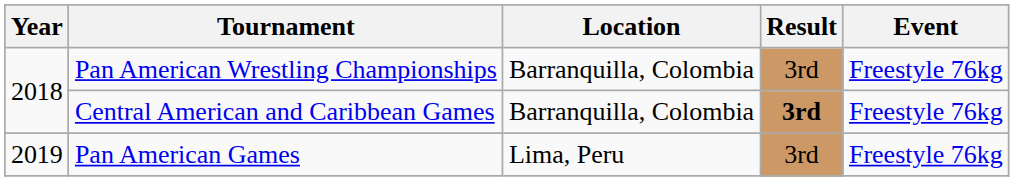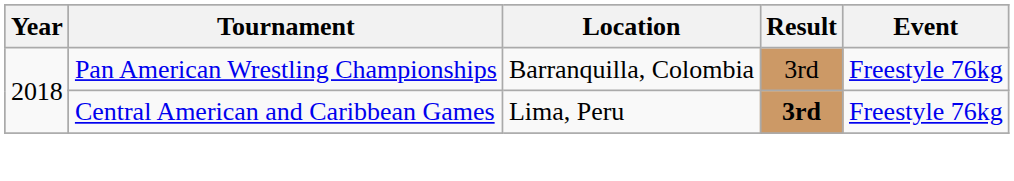(632, 111) Barranquilla, Colombia -> (567, 111) Lima, Peru
- row: (187, 154)
